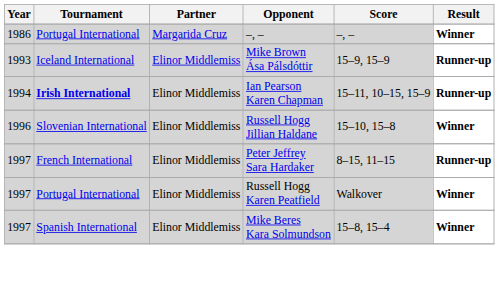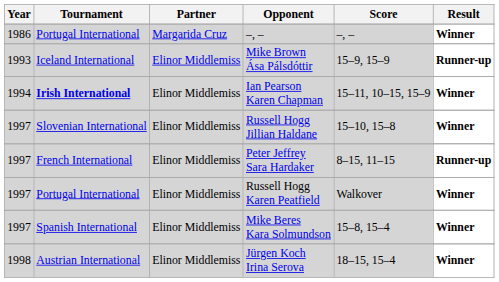(464, 93) Runner-up -> (455, 93) Winner
(19, 127) 1996 -> (19, 127) 1997
+ row: (276, 261)
